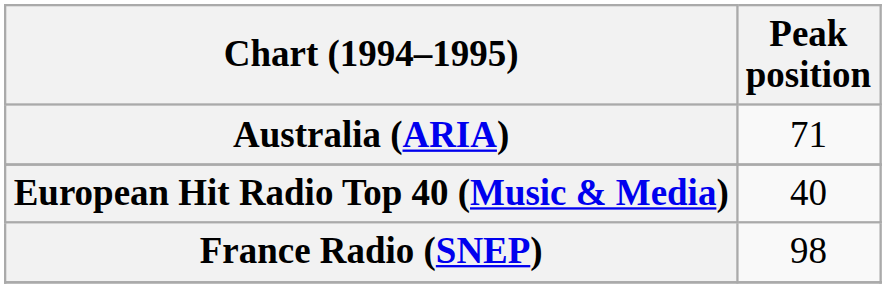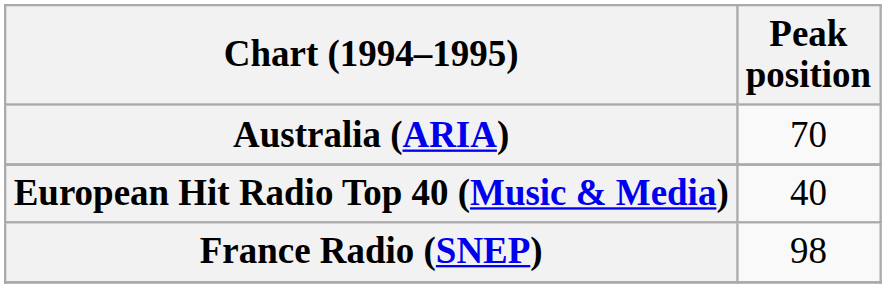(808, 134) 71 -> (808, 134) 70
